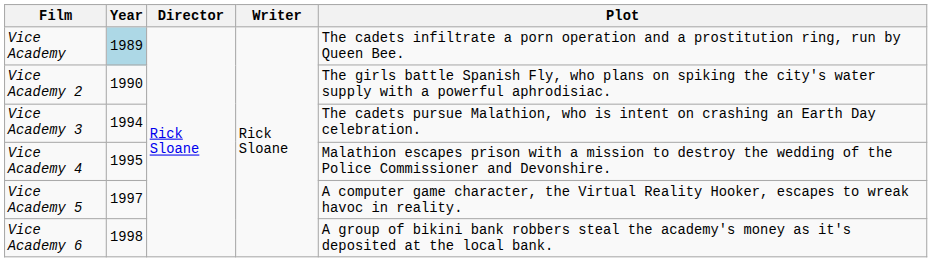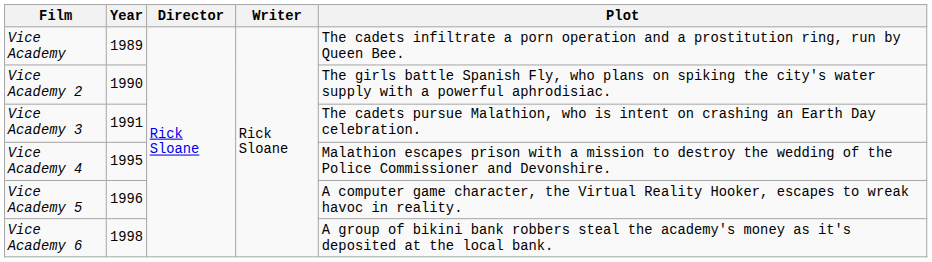(127, 46) lightblue background -> (127, 46) no background
(127, 123) 1994 -> (127, 123) 1991
(127, 200) 1997 -> (127, 200) 1996
